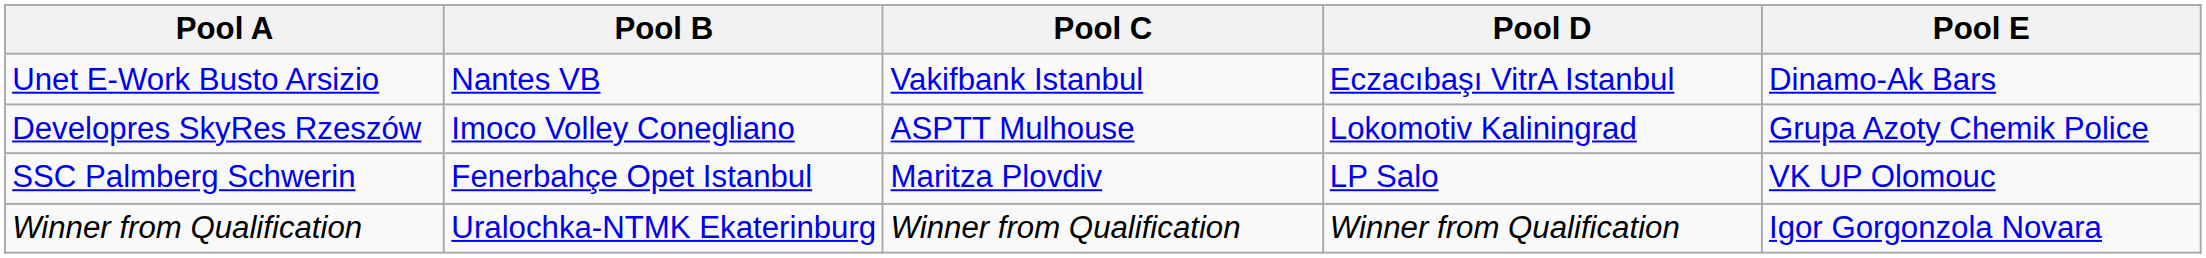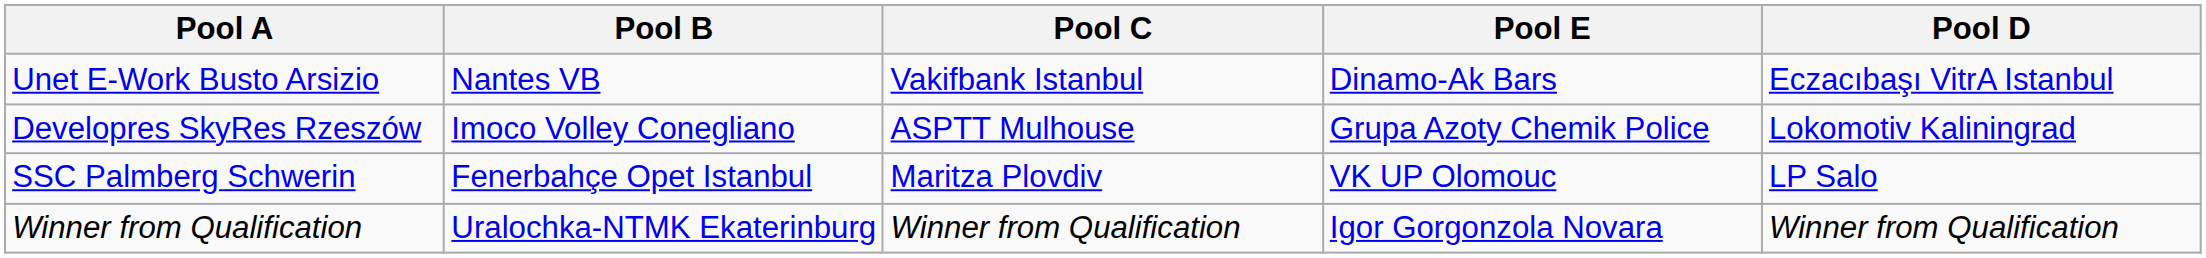columns swapped: (1542, 29) <-> (1981, 29)
